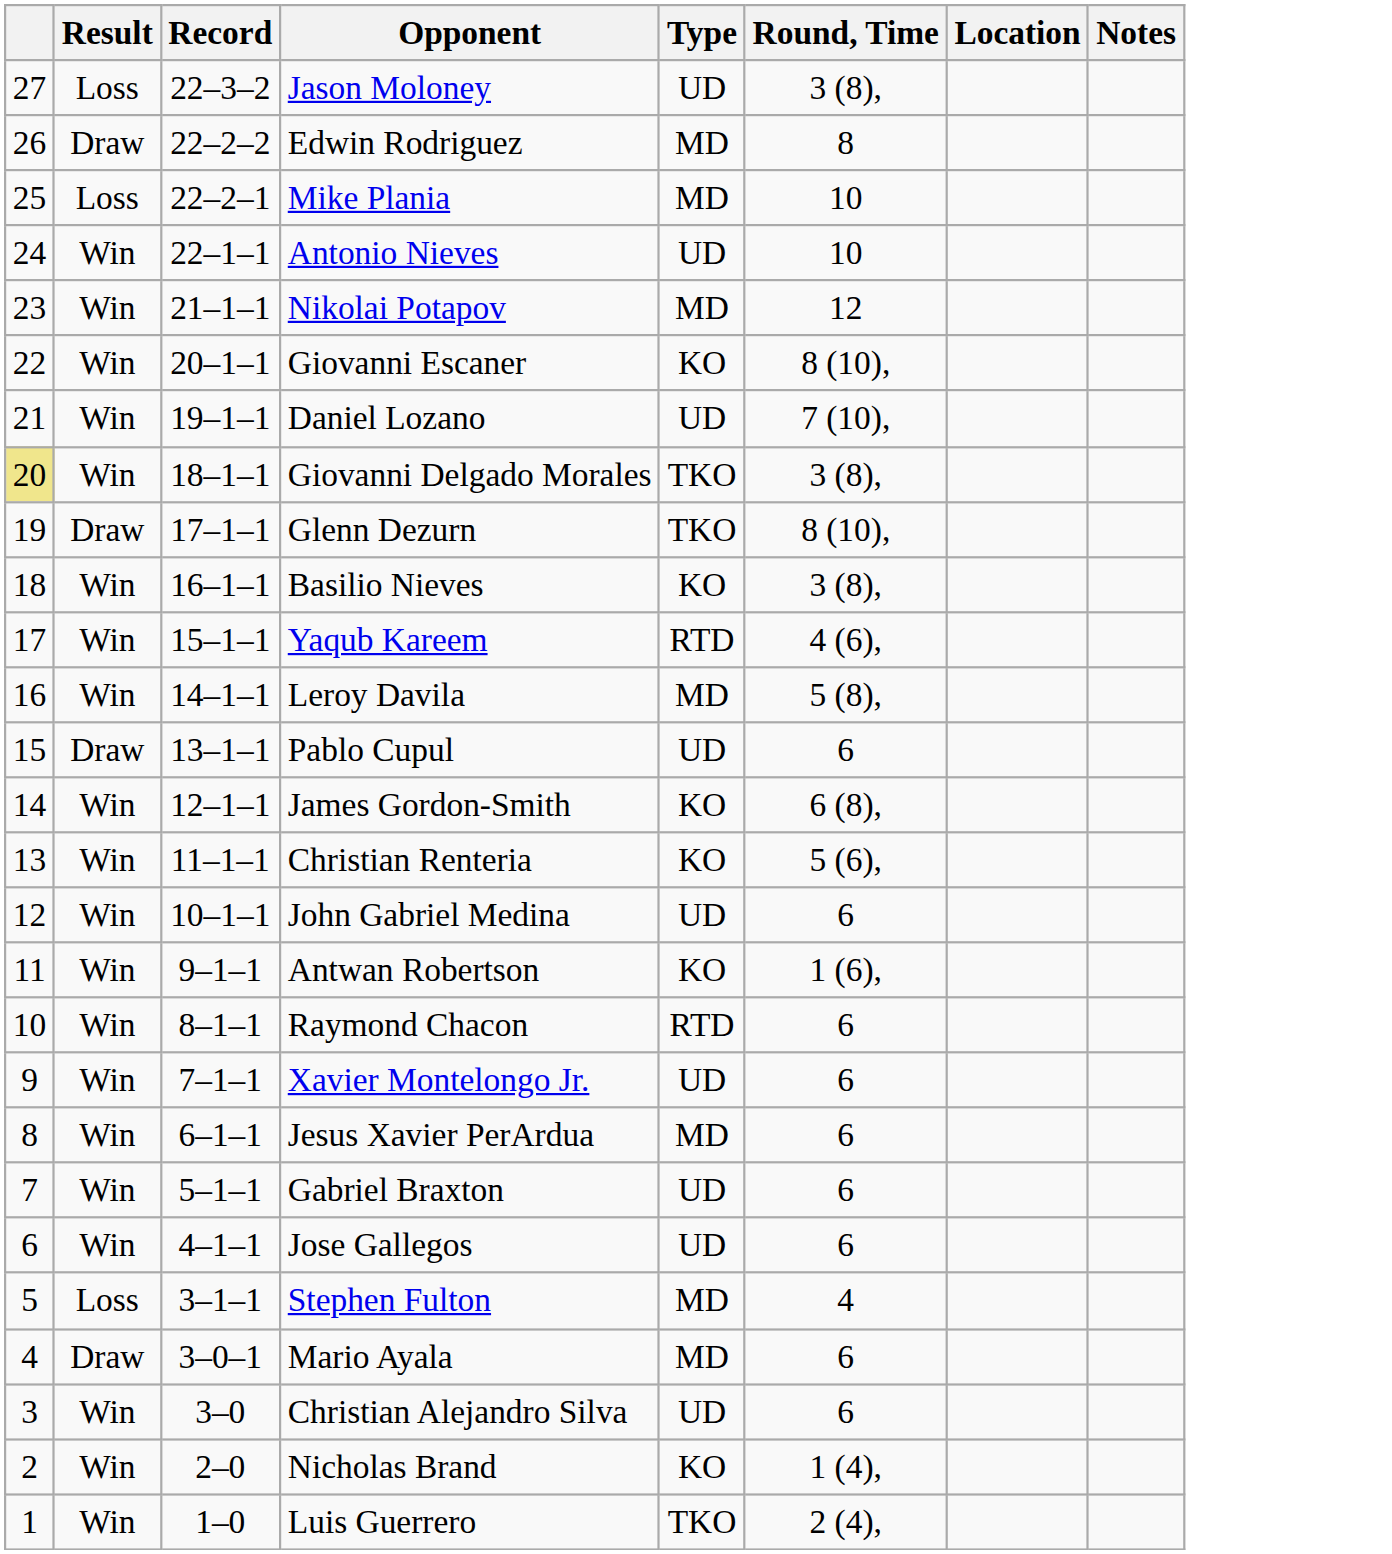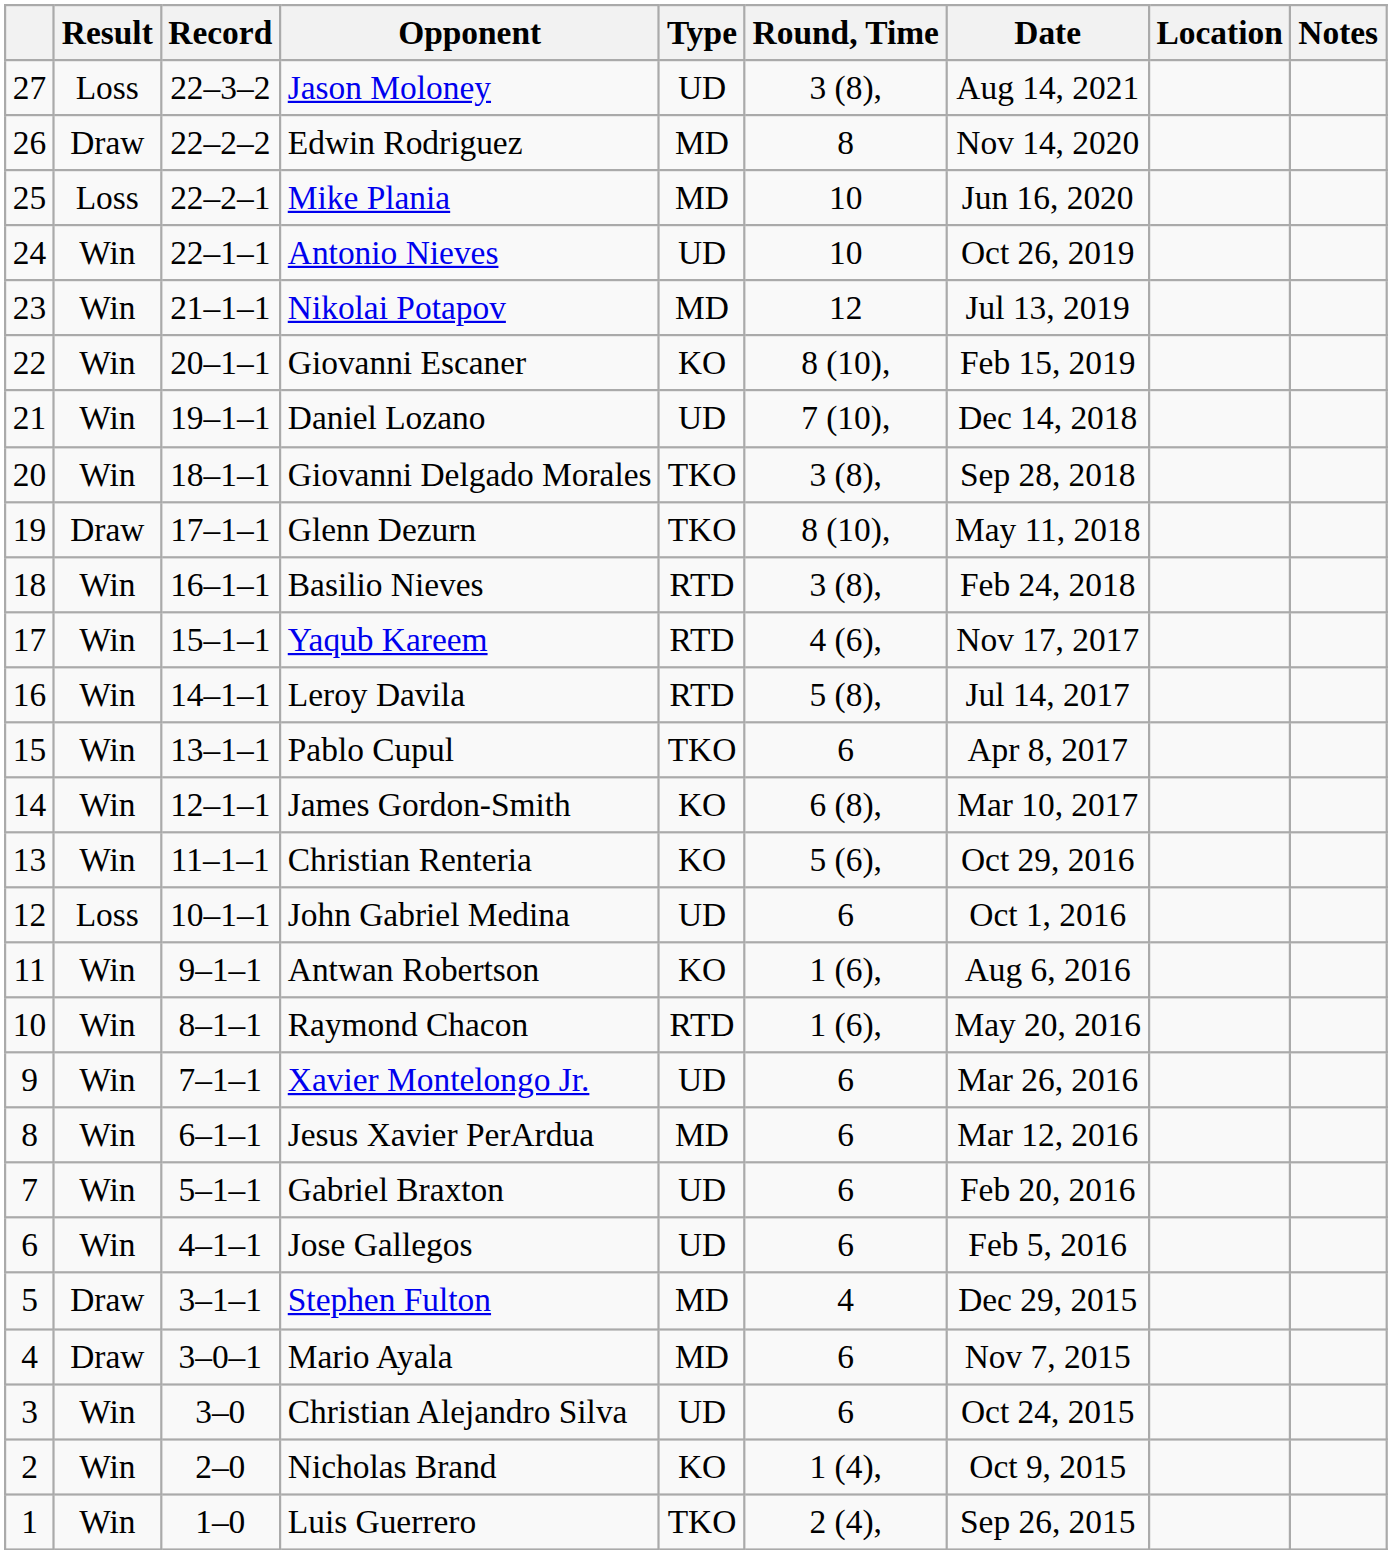+ column: (1048, 32)
(30, 473) khaki background -> (30, 473) no background
(702, 583) KO -> (702, 583) RTD
(702, 693) MD -> (702, 693) RTD
(107, 749) Draw -> (107, 749) Win
(702, 749) UD -> (702, 749) TKO
(107, 914) Win -> (107, 914) Loss
(846, 1024) 6 -> (846, 1024) 1 (6),
(107, 1300) Loss -> (107, 1300) Draw
